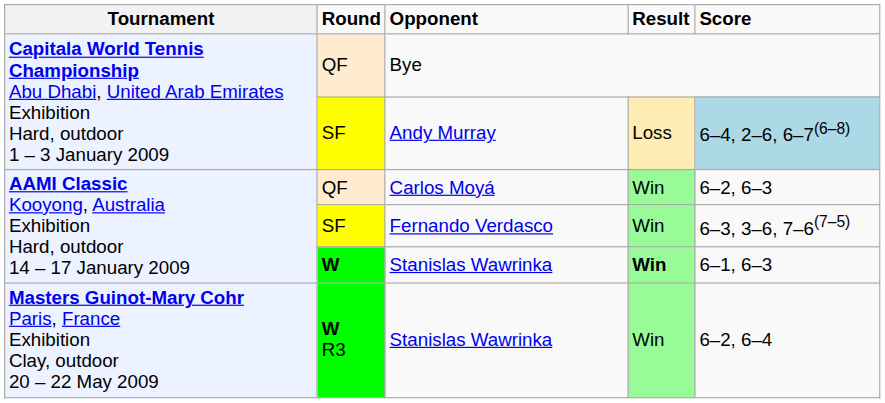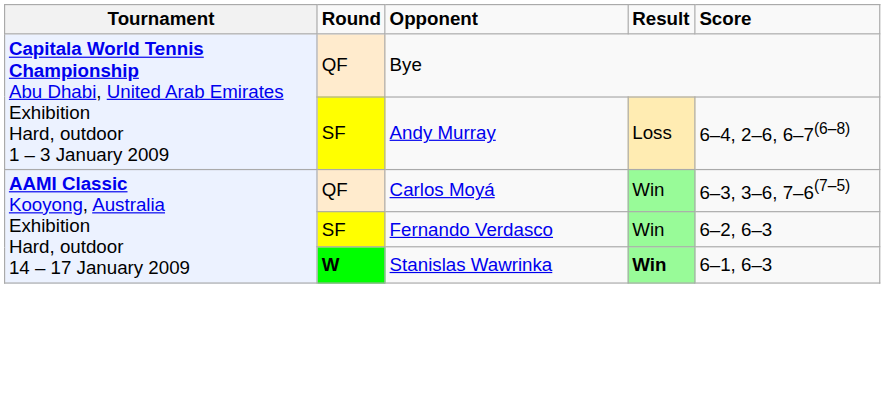(775, 132) lightblue background -> (775, 132) no background
(736, 187) 6–2, 6–3 -> (775, 190) 6–3, 3–6, 7–6(7–5)
(775, 226) 6–3, 3–6, 7–6(7–5) -> (736, 229) 6–2, 6–3
- row: (334, 340)
